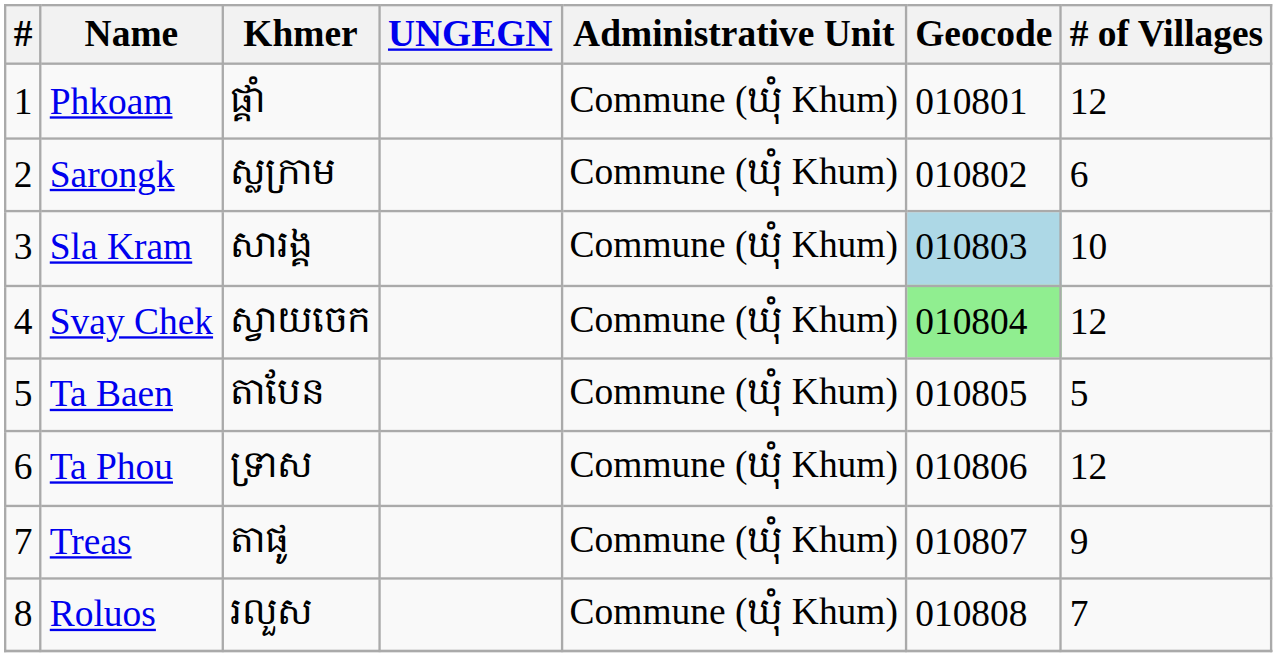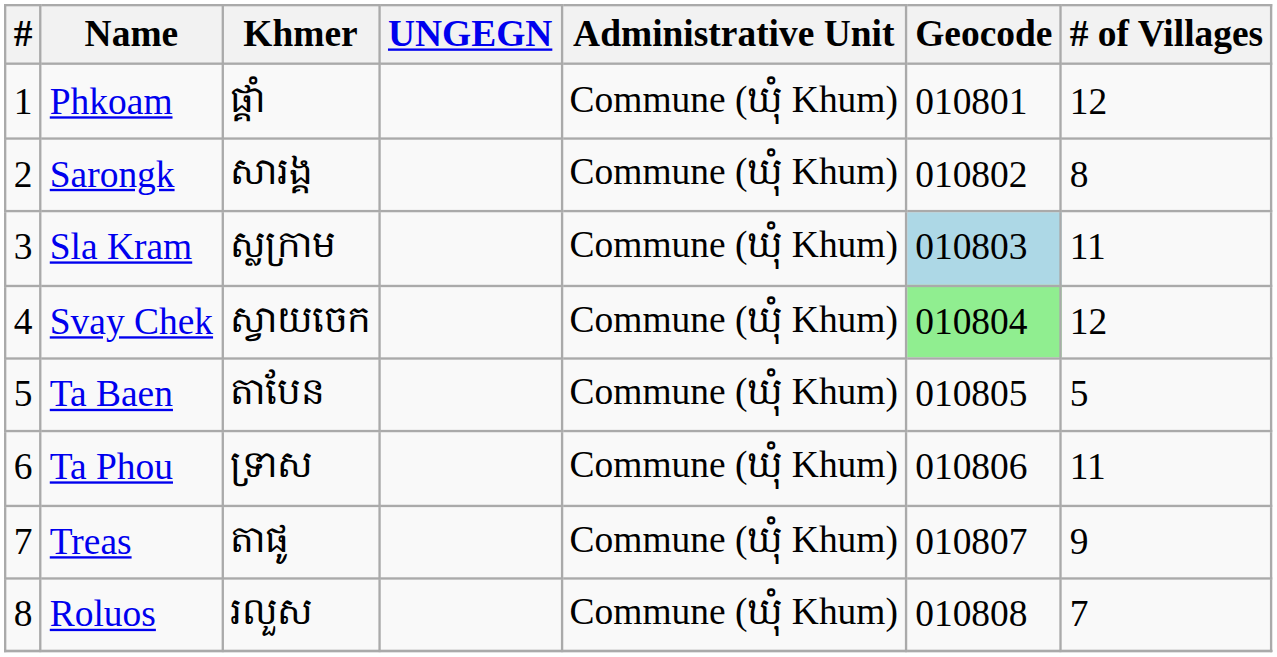(283, 171) ស្លក្រាម -> (271, 171) សារង្គ
(1079, 174) 6 -> (1079, 174) 8
(271, 245) សារង្គ -> (283, 245) ស្លក្រាម
(1088, 247) 10 -> (1088, 247) 11
(1088, 467) 12 -> (1088, 467) 11
